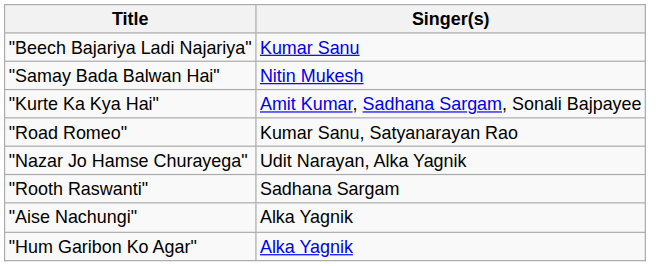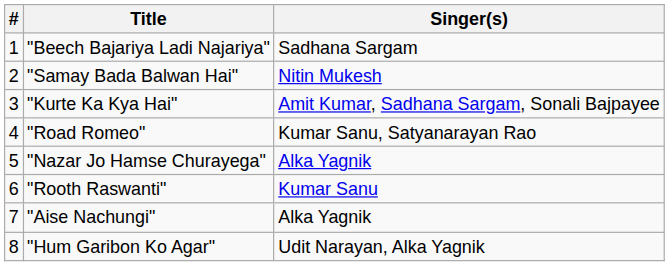+ column: (14, 19)
(310, 47) Kumar Sanu -> (348, 47) Sadhana Sargam
(363, 161) Udit Narayan, Alka Yagnik -> (325, 161) Alka Yagnik
(330, 189) Sadhana Sargam -> (328, 189) Kumar Sanu
(306, 246) Alka Yagnik -> (382, 246) Udit Narayan, Alka Yagnik
